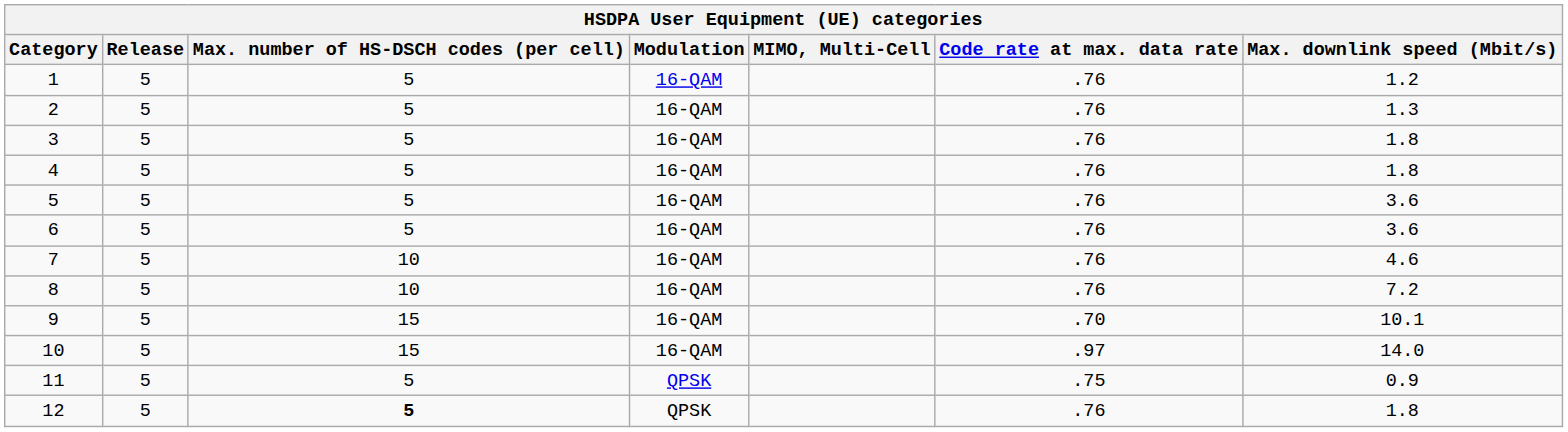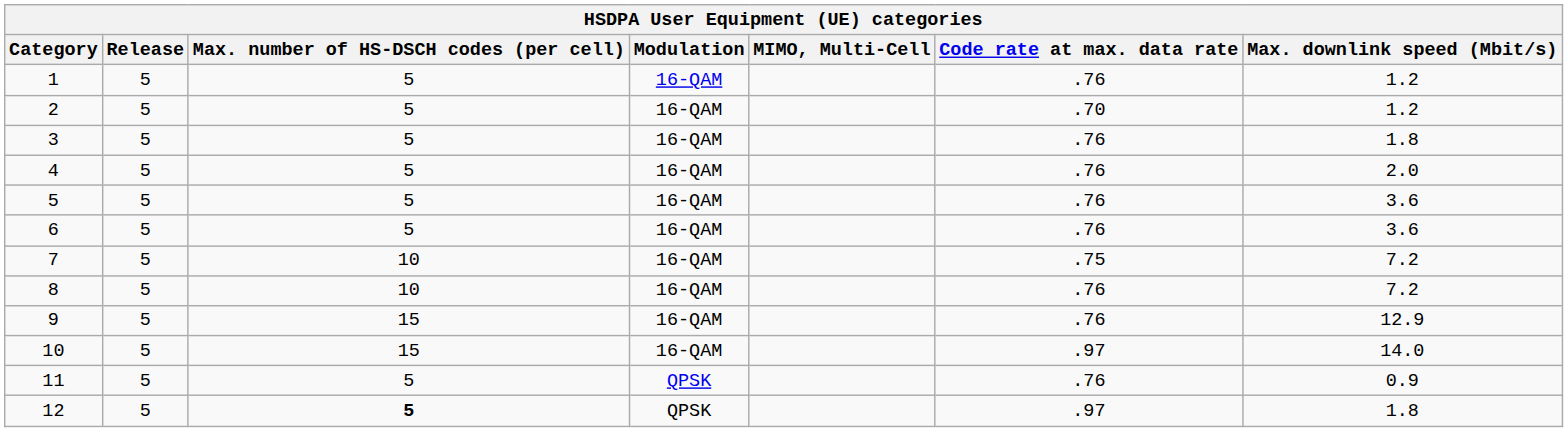(1089, 110) .76 -> (1089, 110) .70
(1402, 110) 1.3 -> (1402, 110) 1.2
(1402, 170) 1.8 -> (1402, 170) 2.0
(1089, 260) .76 -> (1089, 260) .75
(1402, 260) 4.6 -> (1402, 260) 7.2
(1089, 321) .70 -> (1089, 321) .76
(1402, 321) 10.1 -> (1402, 321) 12.9
(1089, 381) .75 -> (1089, 381) .76
(1089, 411) .76 -> (1089, 411) .97
